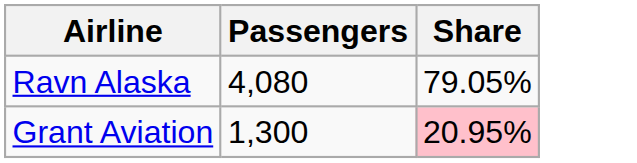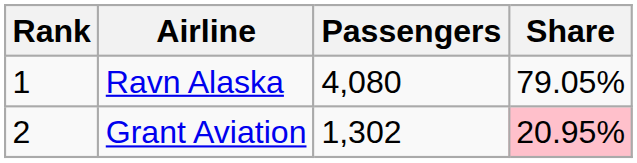+ column: (52, 31)
(268, 132) 1,300 -> (361, 132) 1,302
